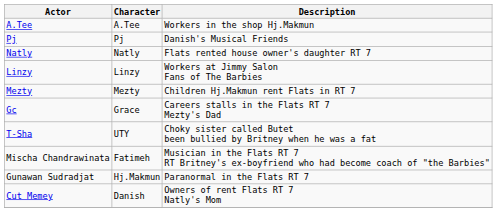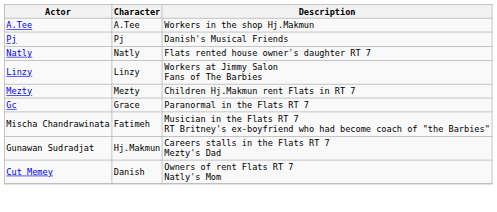(247, 110) Careers stalls in the Flats RT 7 Mezty's Dad -> (237, 105) Paranormal in the Flats RT 7
- row: (19, 134)
(237, 177) Paranormal in the Flats RT 7 -> (247, 148) Careers stalls in the Flats RT 7 Mezty's Dad
